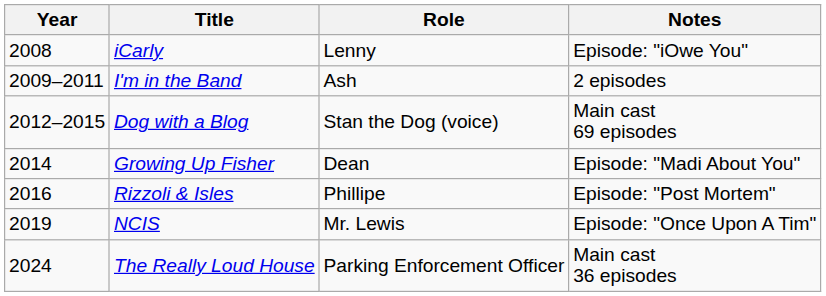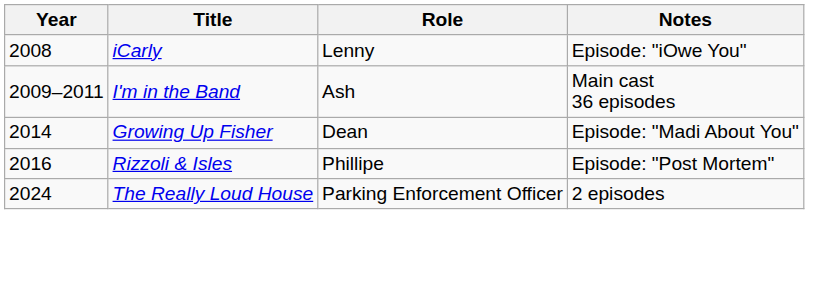(620, 80) 2 episodes -> (624, 91) Main cast 36 episodes
- row: (181, 121)
- row: (137, 224)
(625, 265) Main cast 36 episodes -> (618, 193) 2 episodes
